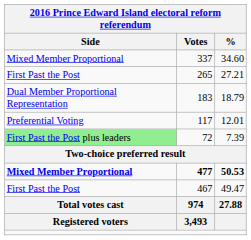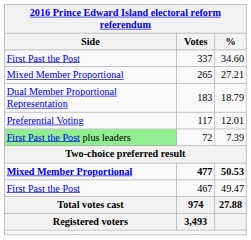(65, 58) Mixed Member Proportional -> (43, 58) First Past the Post
(43, 75) First Past the Post -> (65, 75) Mixed Member Proportional
